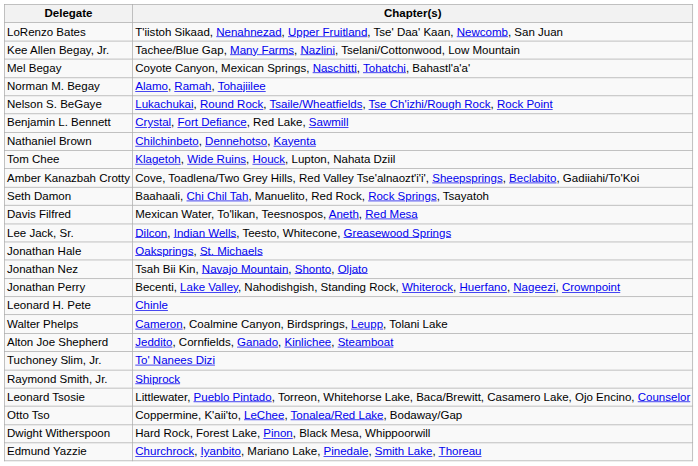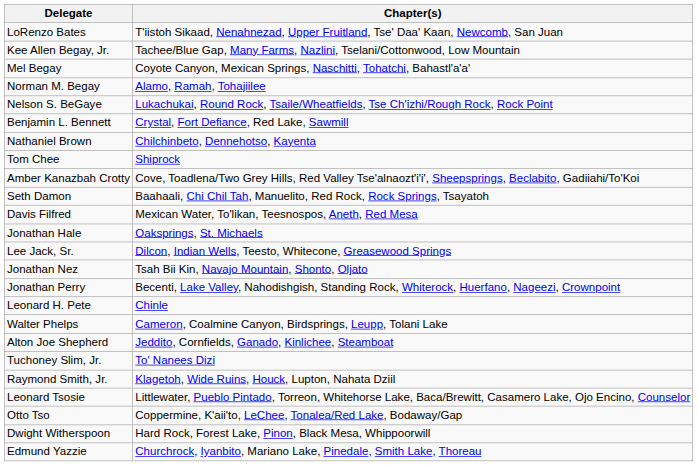(265, 159) Klagetoh, Wide Ruins, Houck, Lupton, Nahata Dziil -> (158, 159) Shiprock
rows swapped: (44, 251) <-> (40, 232)
(158, 379) Shiprock -> (265, 379) Klagetoh, Wide Ruins, Houck, Lupton, Nahata Dziil
